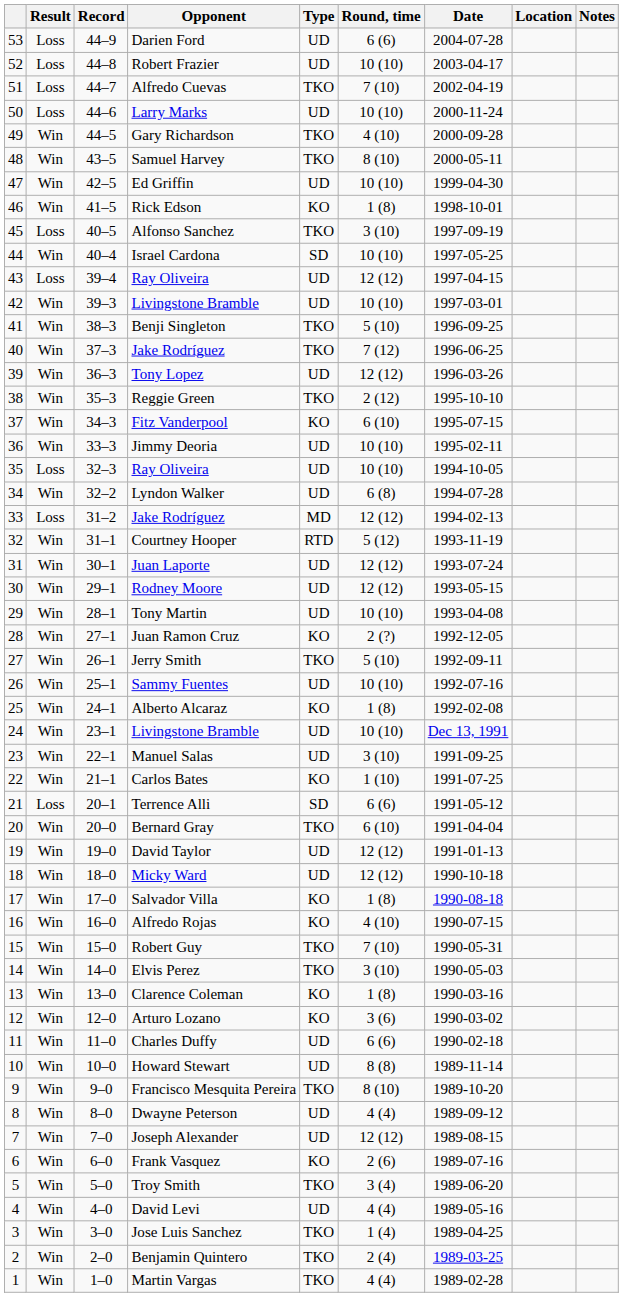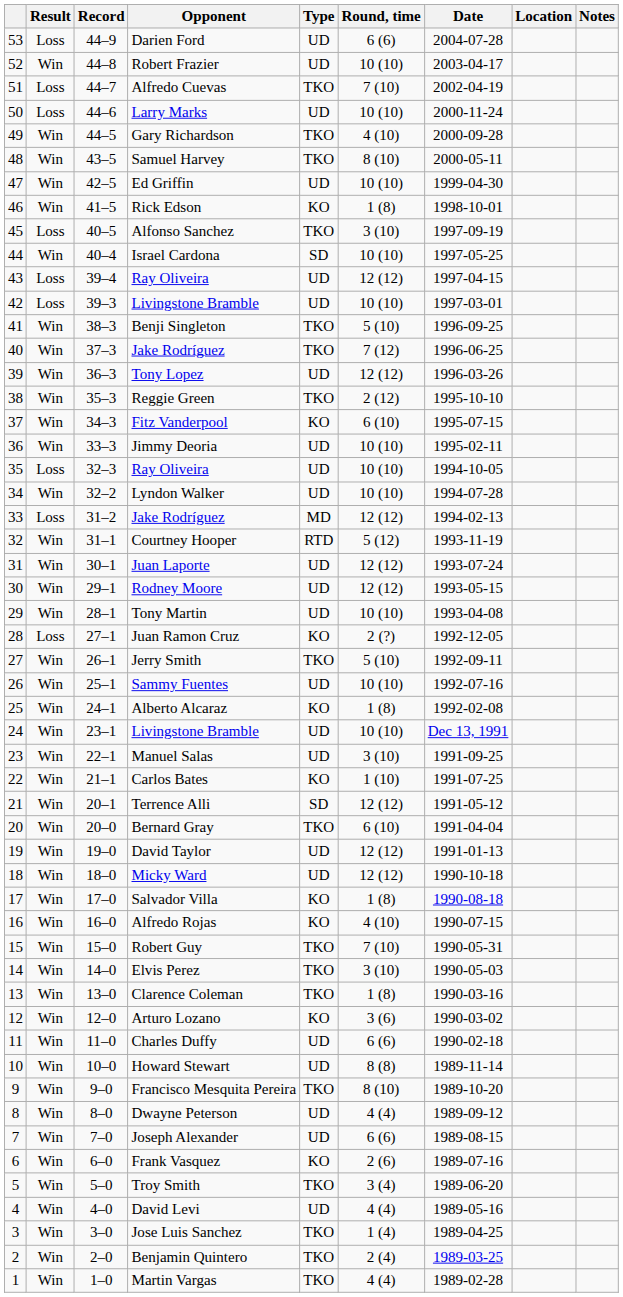(50, 64) Loss -> (50, 64) Win
(50, 302) Win -> (50, 302) Loss
(381, 493) 6 (8) -> (381, 493) 10 (10)
(50, 636) Win -> (50, 636) Loss
(50, 803) Loss -> (50, 803) Win
(381, 803) 6 (6) -> (381, 803) 12 (12)
(319, 994) KO -> (319, 994) TKO
(381, 1137) 12 (12) -> (381, 1137) 6 (6)
